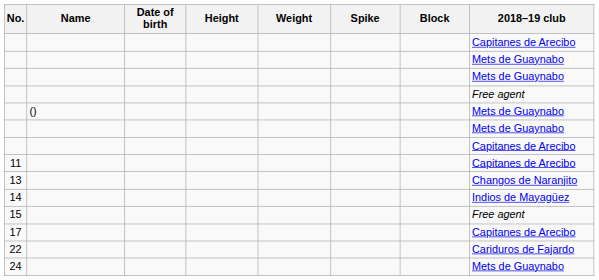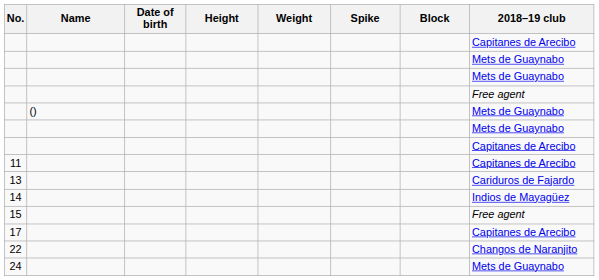(525, 180) Changos de Naranjito -> (523, 180) Cariduros de Fajardo
(523, 249) Cariduros de Fajardo -> (525, 249) Changos de Naranjito
